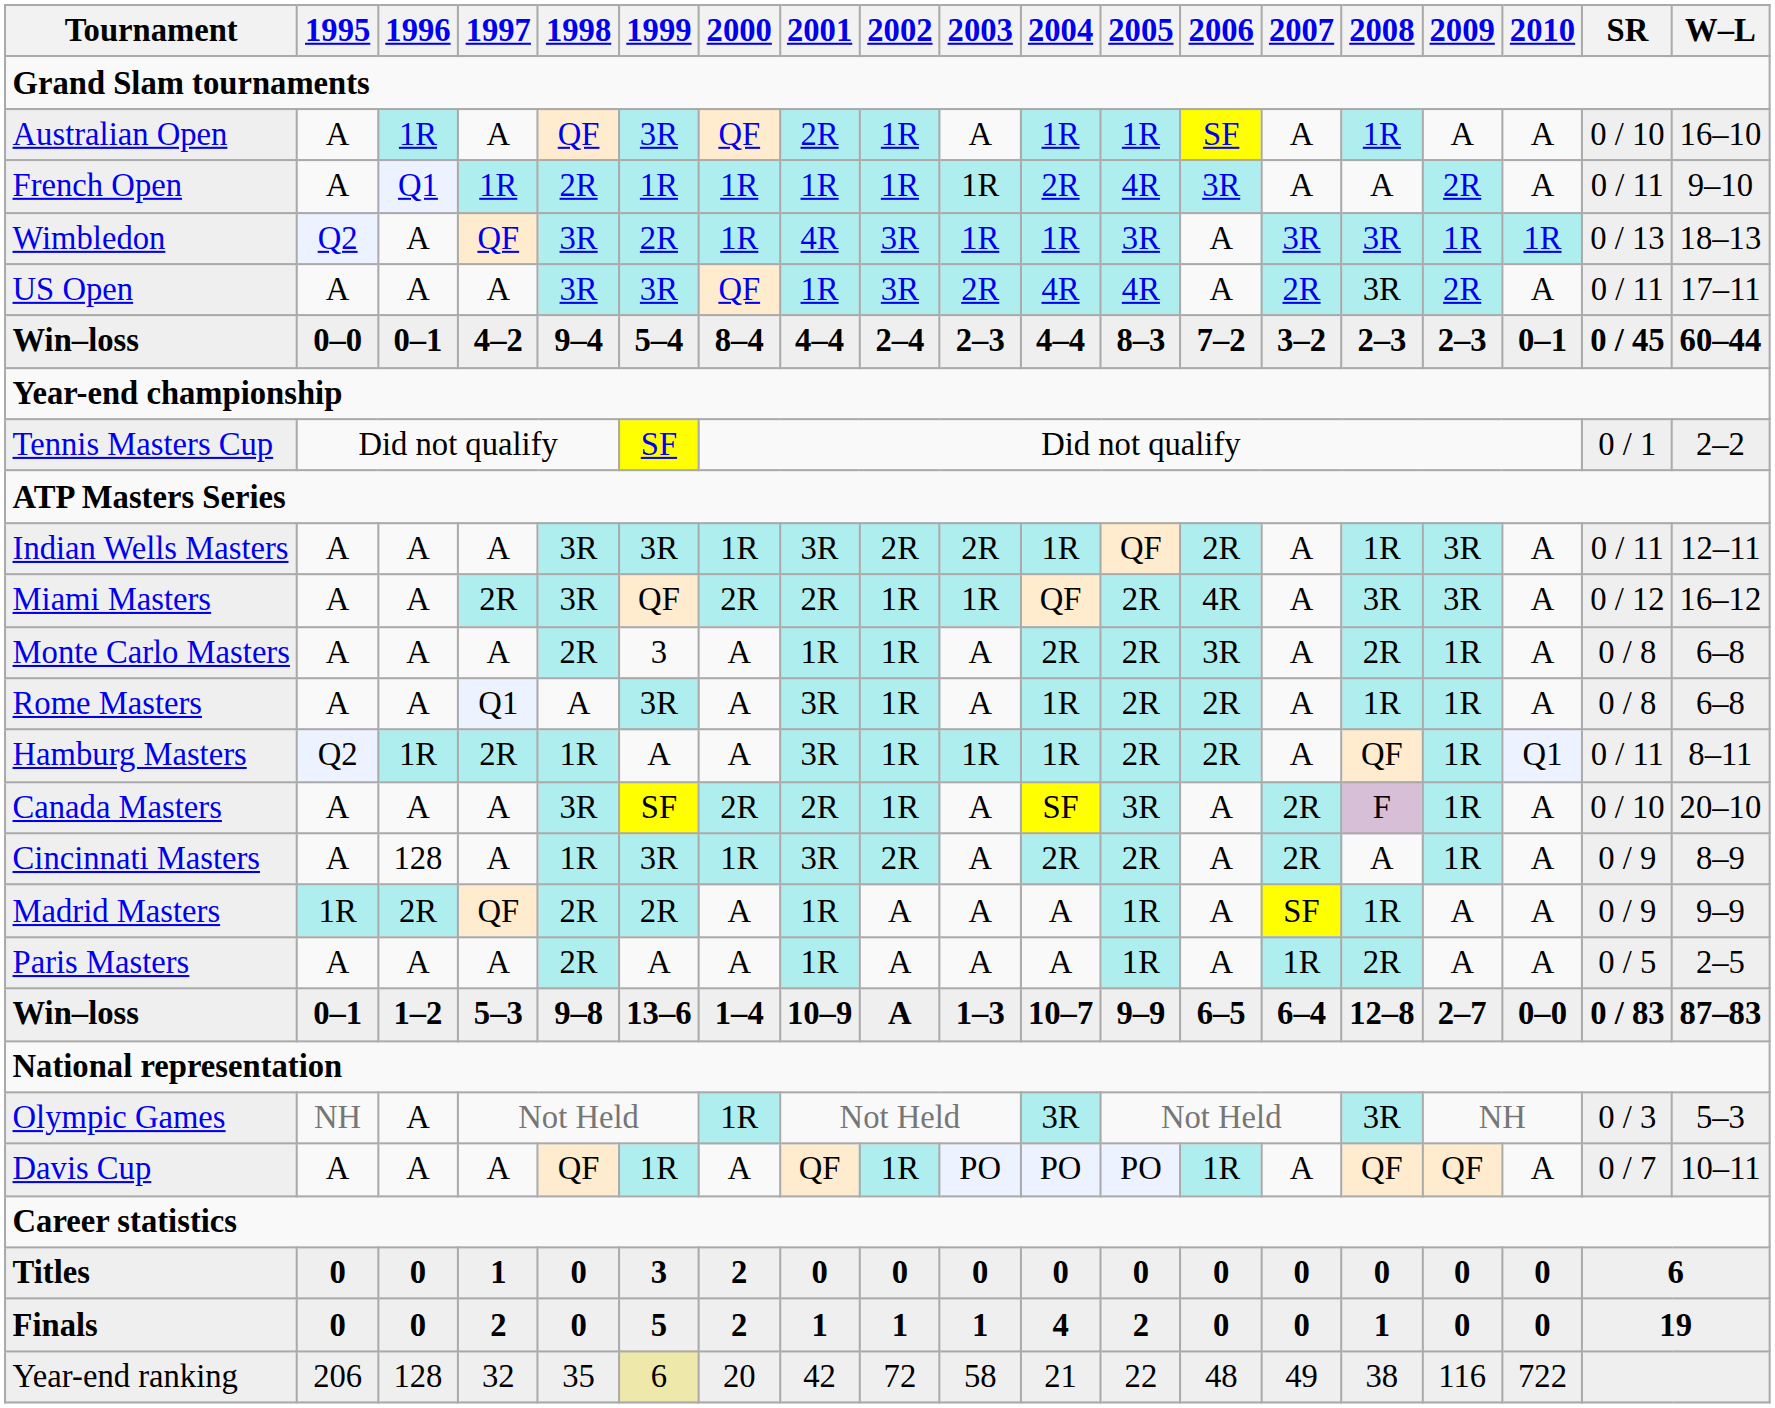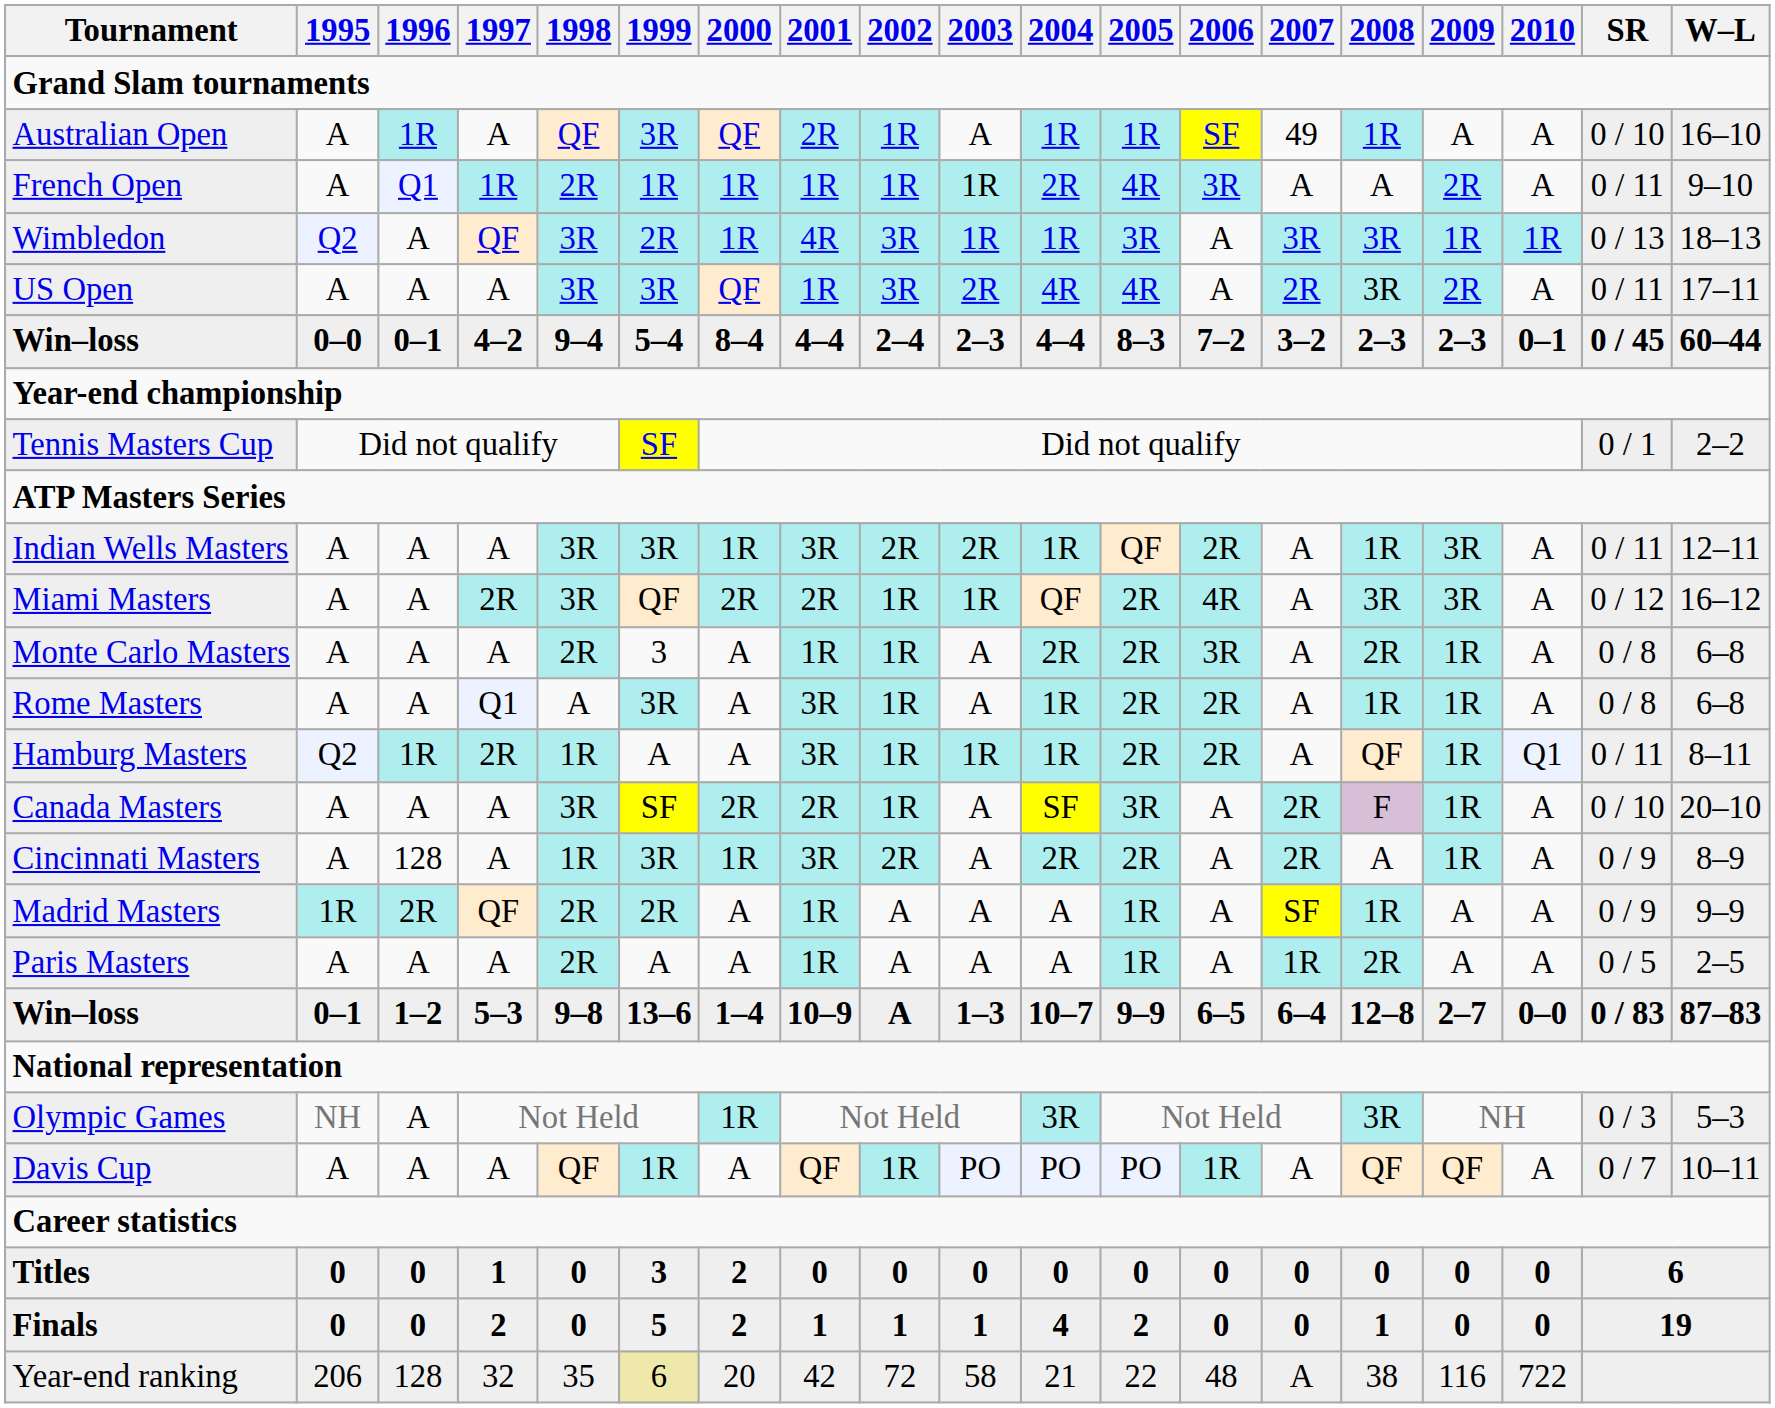(1302, 133) A -> (1302, 133) 49
(1302, 1376) 49 -> (1302, 1376) A
